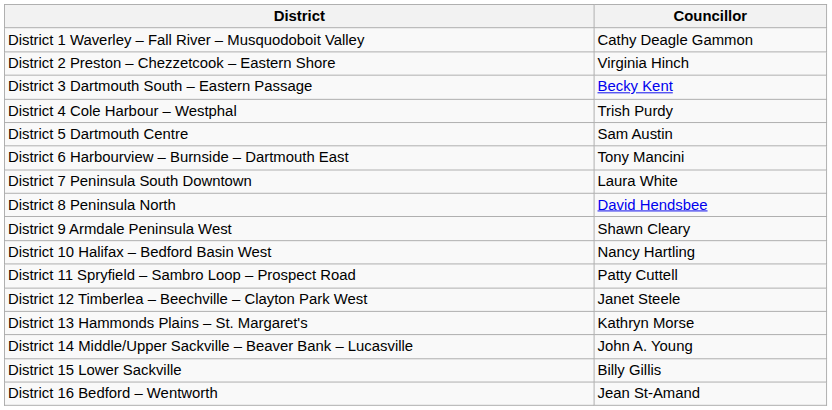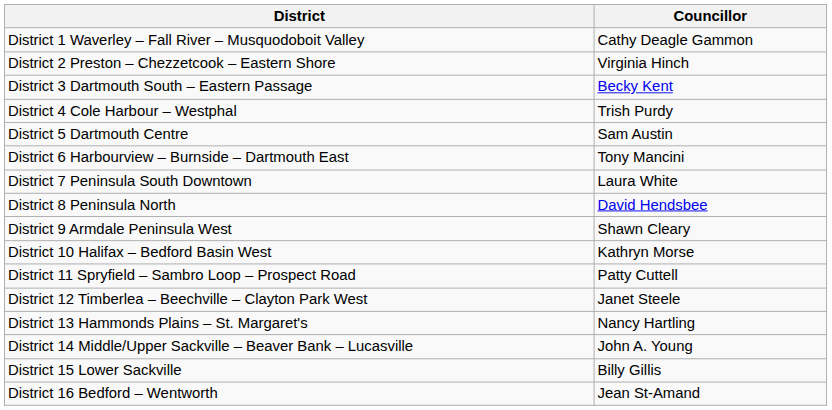(646, 252) Nancy Hartling -> (646, 252) Kathryn Morse
(646, 323) Kathryn Morse -> (646, 323) Nancy Hartling
